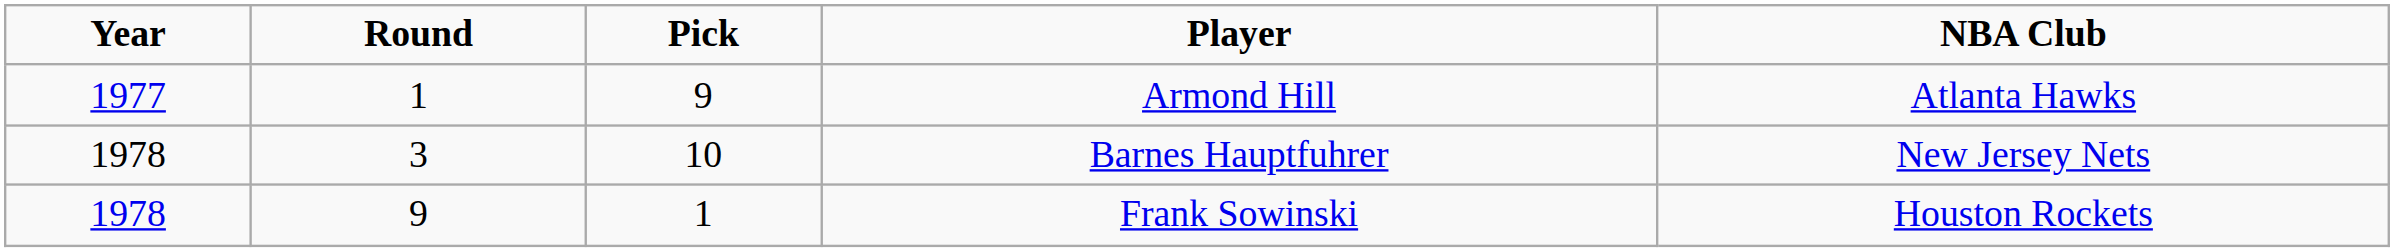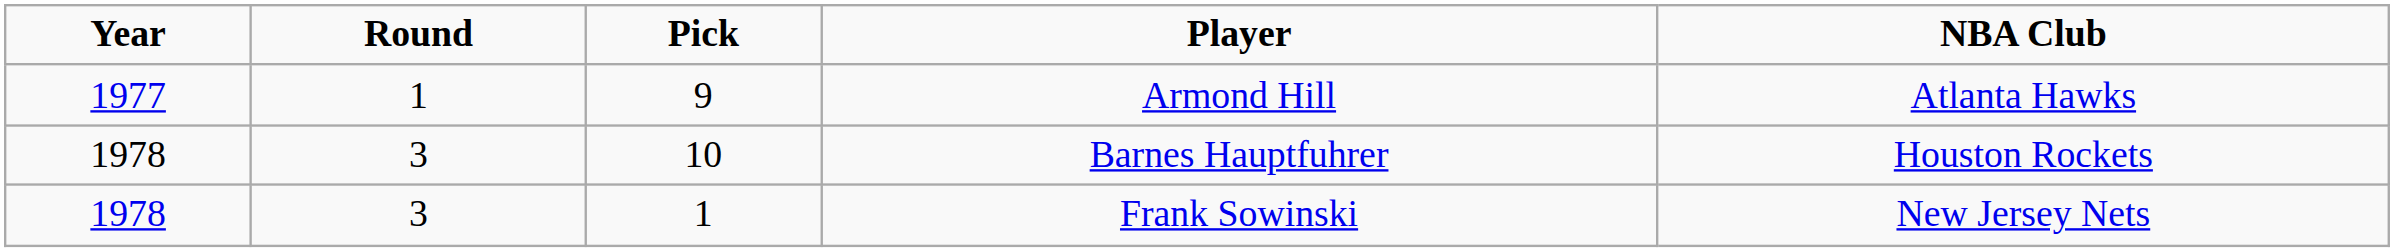(2023, 154) New Jersey Nets -> (2023, 154) Houston Rockets
(418, 214) 9 -> (418, 214) 3
(2023, 214) Houston Rockets -> (2023, 214) New Jersey Nets
